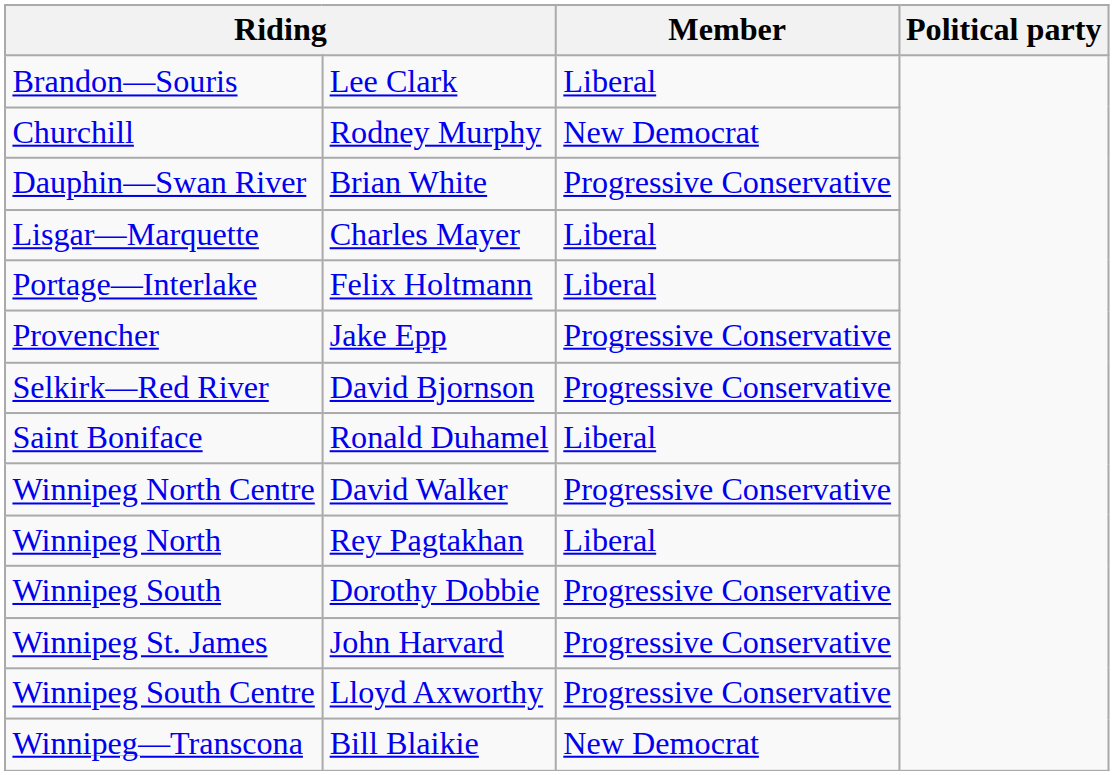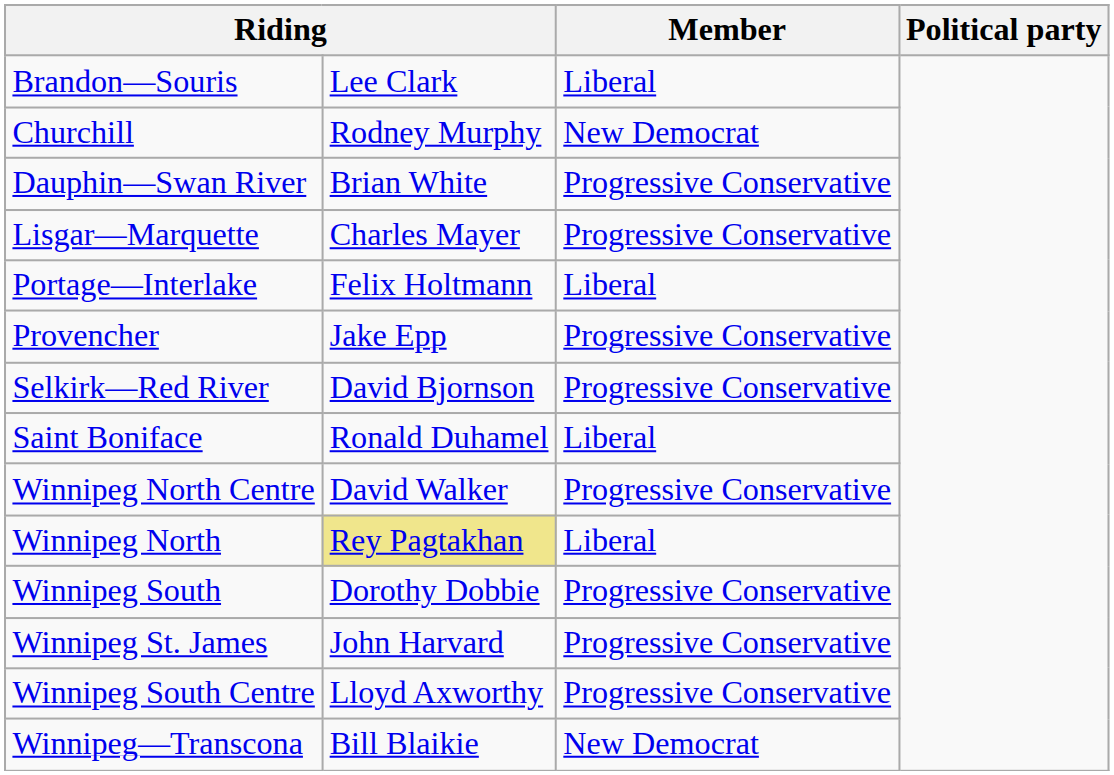(610, 234) Liberal -> (727, 234) Progressive Conservative
(427, 540) no background -> (427, 540) khaki background
